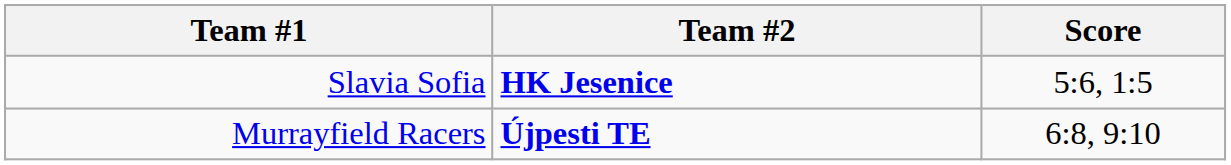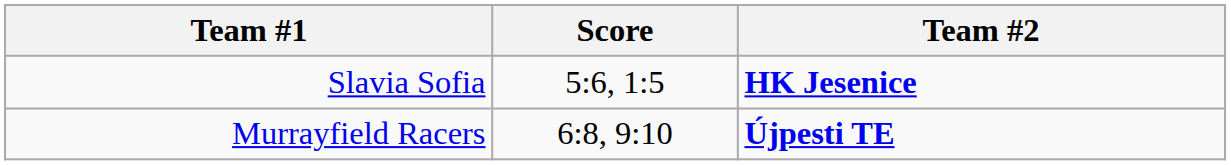columns swapped: (1103, 30) <-> (737, 30)
